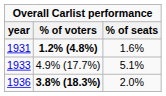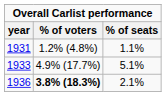(68, 48) bold -> (68, 48) normal
(132, 48) 1.6% -> (132, 48) 1.1%
(132, 83) 2.0% -> (132, 83) 2.1%
